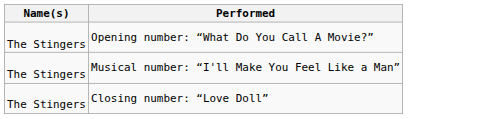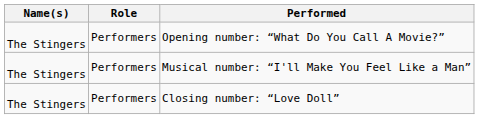+ column: (124, 13)
